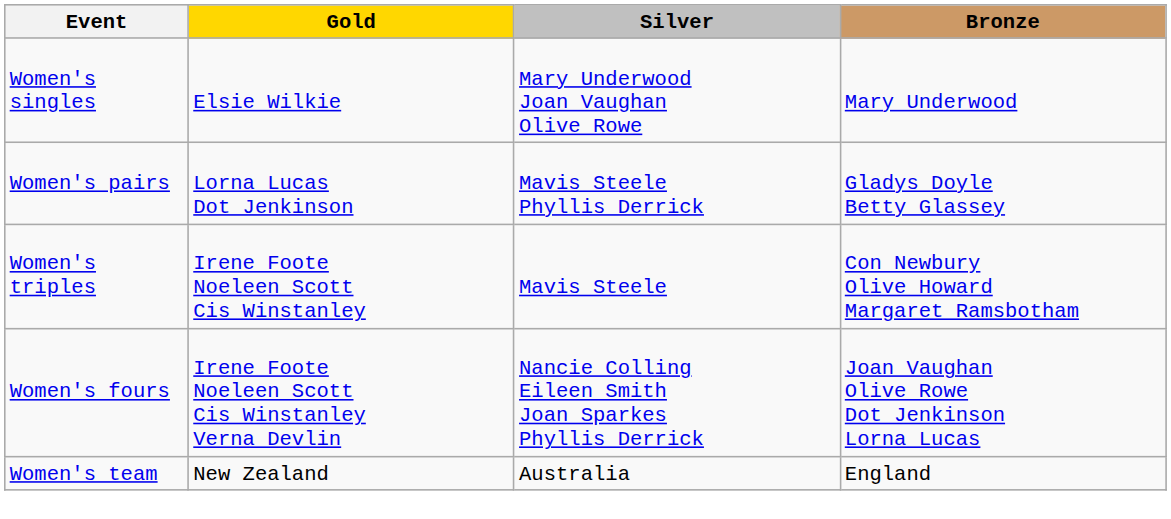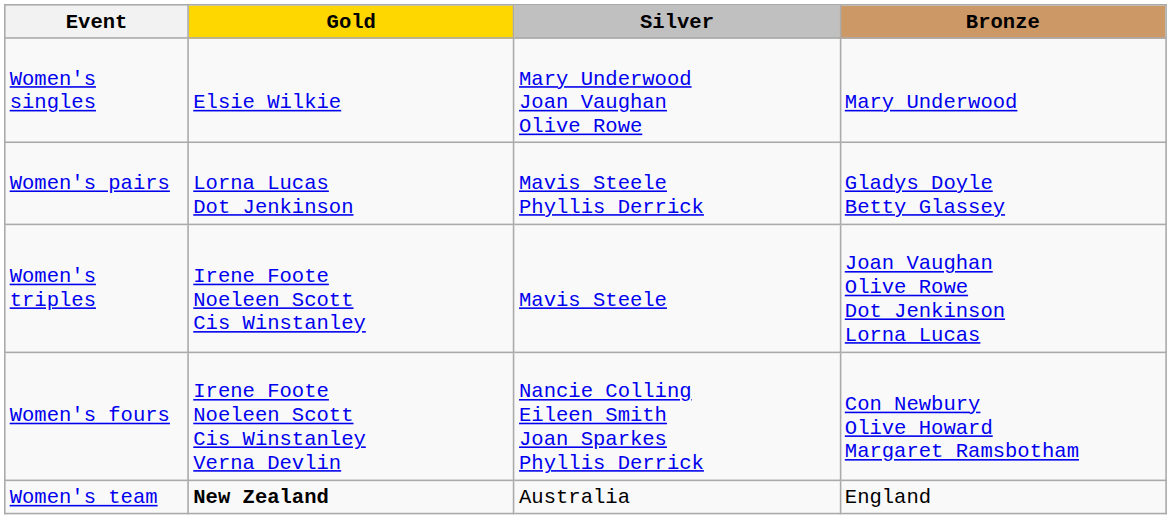(962, 288) Con Newbury Olive Howard Margaret Ramsbotham -> (925, 300) Joan Vaughan Olive Rowe Dot Jenkinson Lorna Lucas
(925, 404) Joan Vaughan Olive Rowe Dot Jenkinson Lorna Lucas -> (962, 428) Con Newbury Olive Howard Margaret Ramsbotham
(261, 473) normal -> (261, 497) bold
